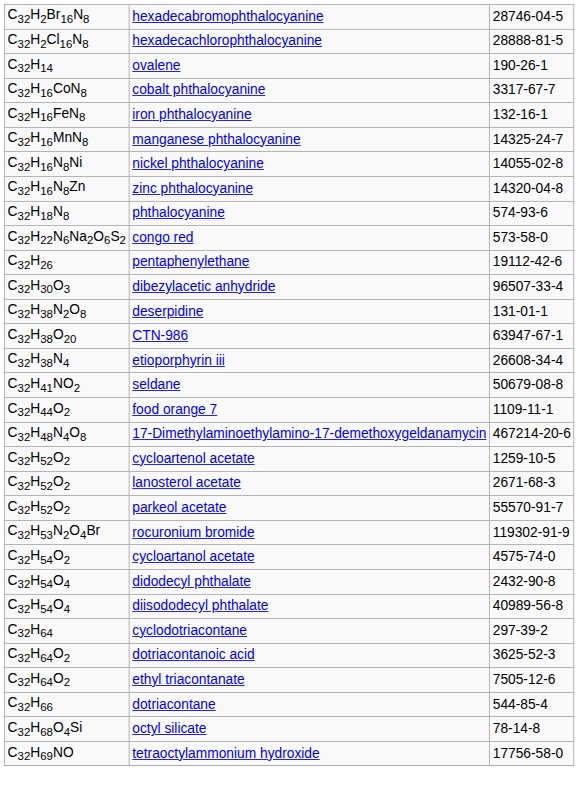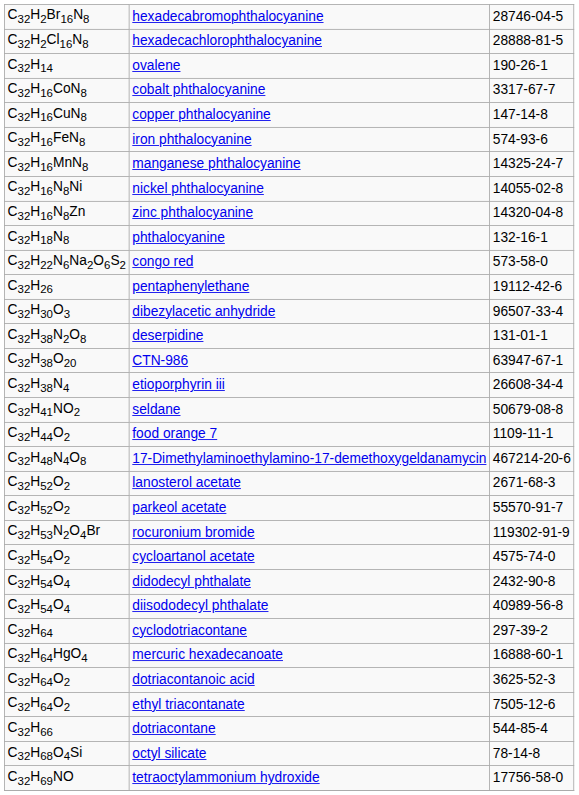+ row: (202, 115)
(520, 115) 132-16-1 -> (520, 139) 574-93-6
(520, 213) 574-93-6 -> (520, 237) 132-16-1
- row: (193, 458)
+ row: (208, 655)
